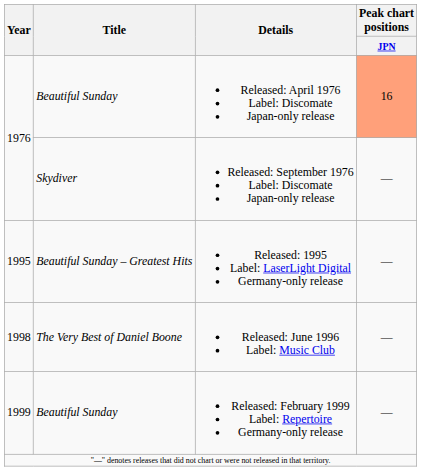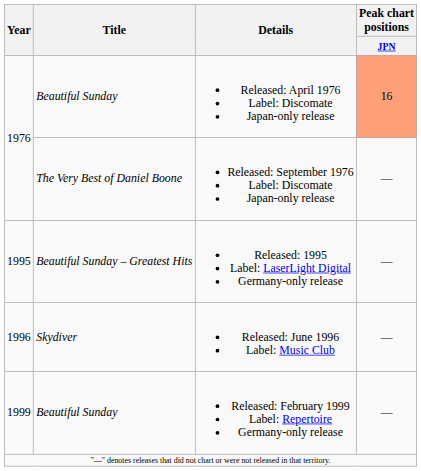(57, 179) Skydiver -> (109, 179) The Very Best of Daniel Boone
(19, 337) 1998 -> (19, 337) 1996
(109, 337) The Very Best of Daniel Boone -> (57, 337) Skydiver
